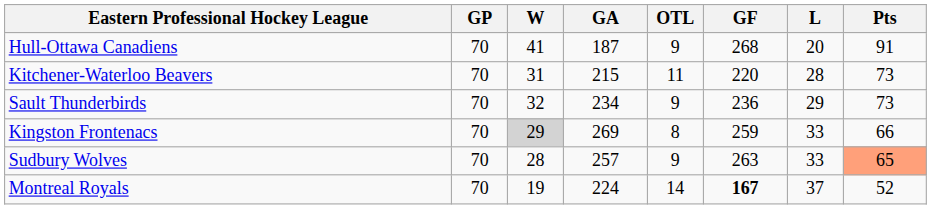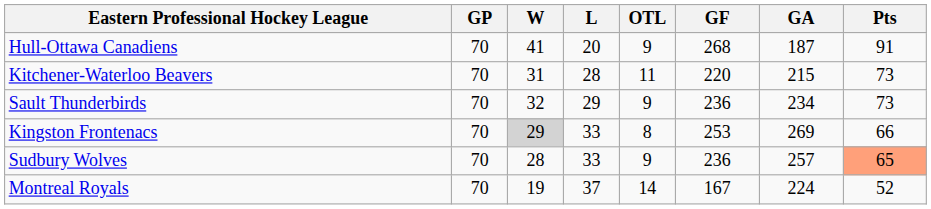columns swapped: (815, 18) <-> (605, 18)
(745, 132) 259 -> (717, 132) 253
(745, 160) 263 -> (717, 160) 236
(745, 189) bold -> (717, 189) normal
